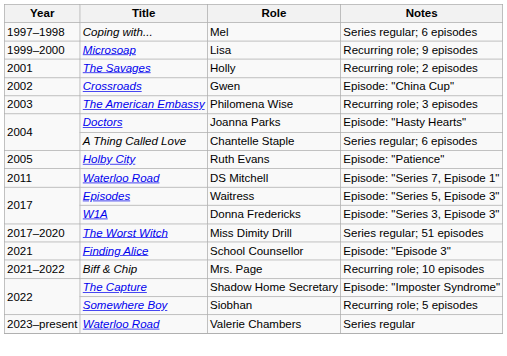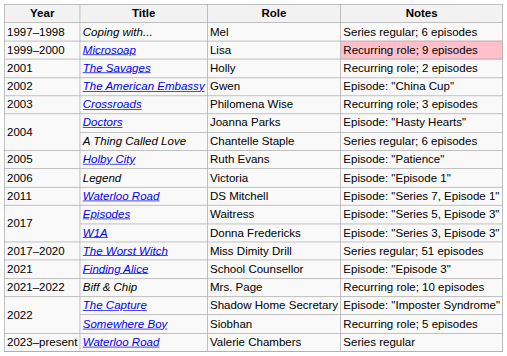(411, 50) no background -> (411, 50) pink background
(112, 86) Crossroads -> (144, 86) The American Embassy
(144, 104) The American Embassy -> (112, 104) Crossroads
+ row: (229, 178)
